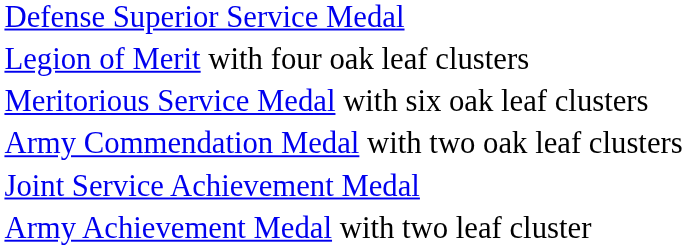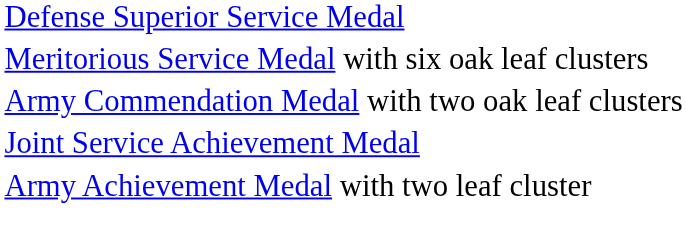- row: (267, 58)
